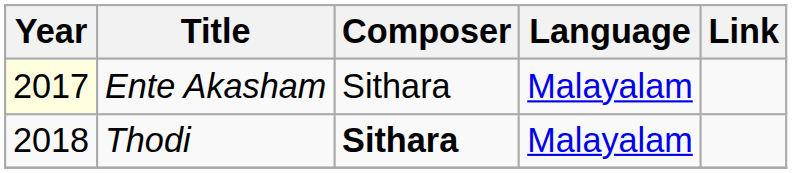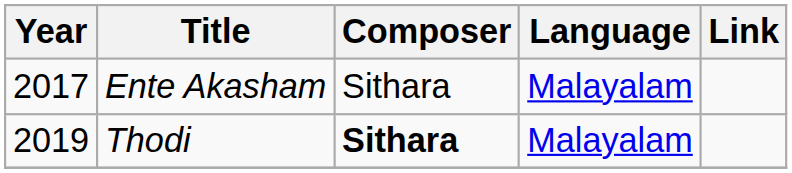(51, 85) lightyellow background -> (51, 85) no background
(51, 140) 2018 -> (51, 140) 2019
